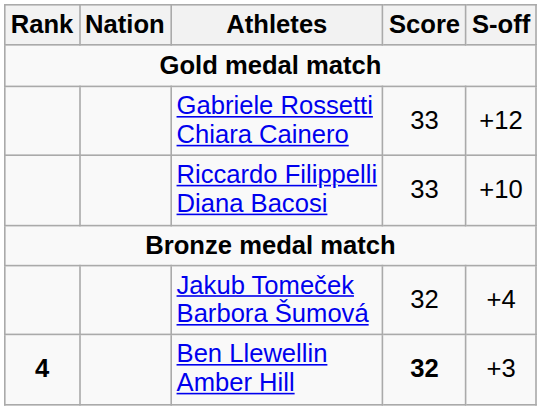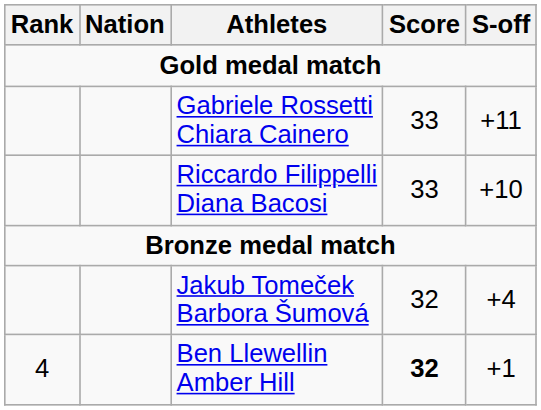(501, 120) +12 -> (501, 120) +11
(42, 369) bold -> (42, 369) normal
(501, 369) +3 -> (501, 369) +1
